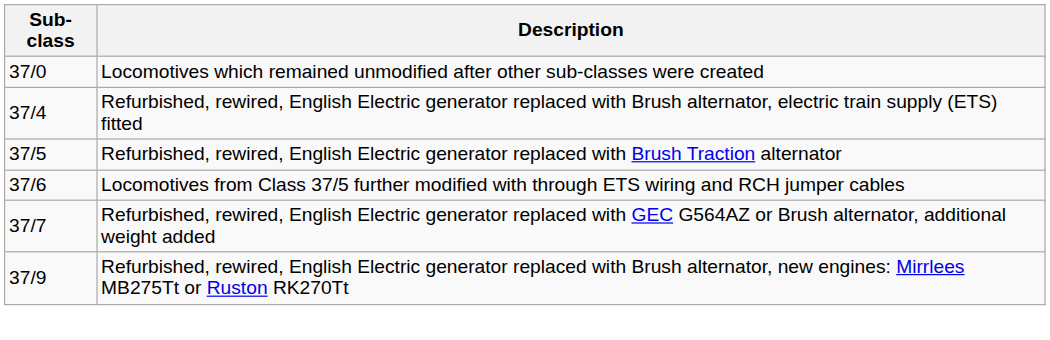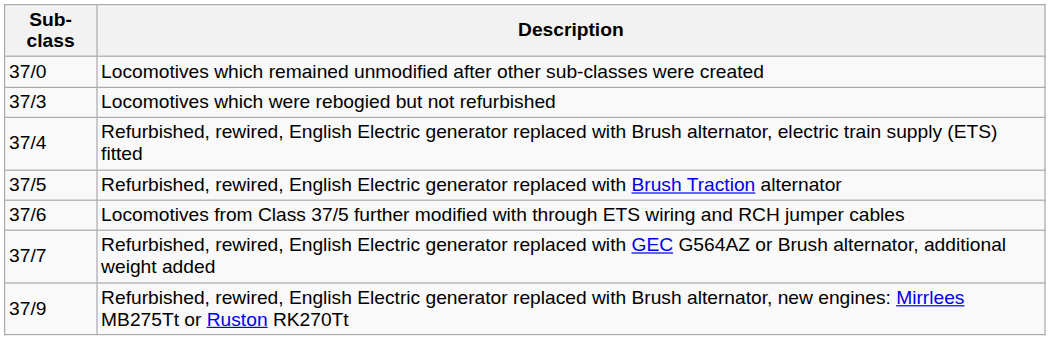+ row: (328, 102)
